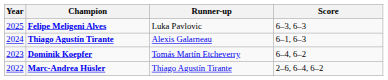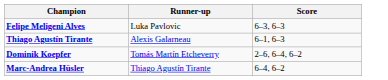- column: (15, 12)
(291, 54) 6–4, 6–2 -> (278, 54) 2–6, 6–4, 6–2
(299, 69) 2–6, 6–4, 6–2 -> (270, 69) 6–4, 6–2
